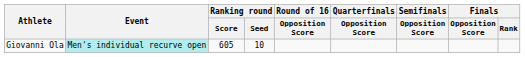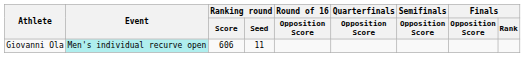(226, 45) 605 -> (226, 45) 606
(259, 45) 10 -> (259, 45) 11
